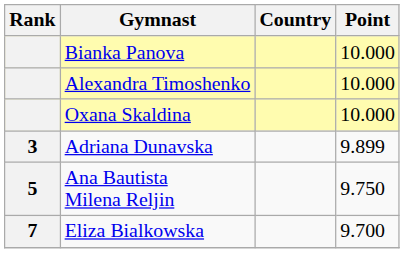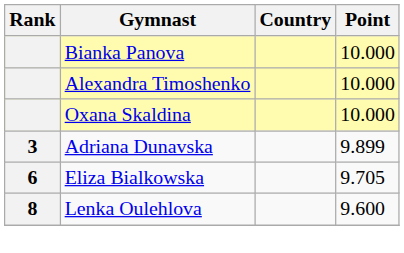- row: (119, 188)
(32, 231) 7 -> (32, 177) 6
(363, 231) 9.700 -> (363, 177) 9.705
+ row: (133, 209)
